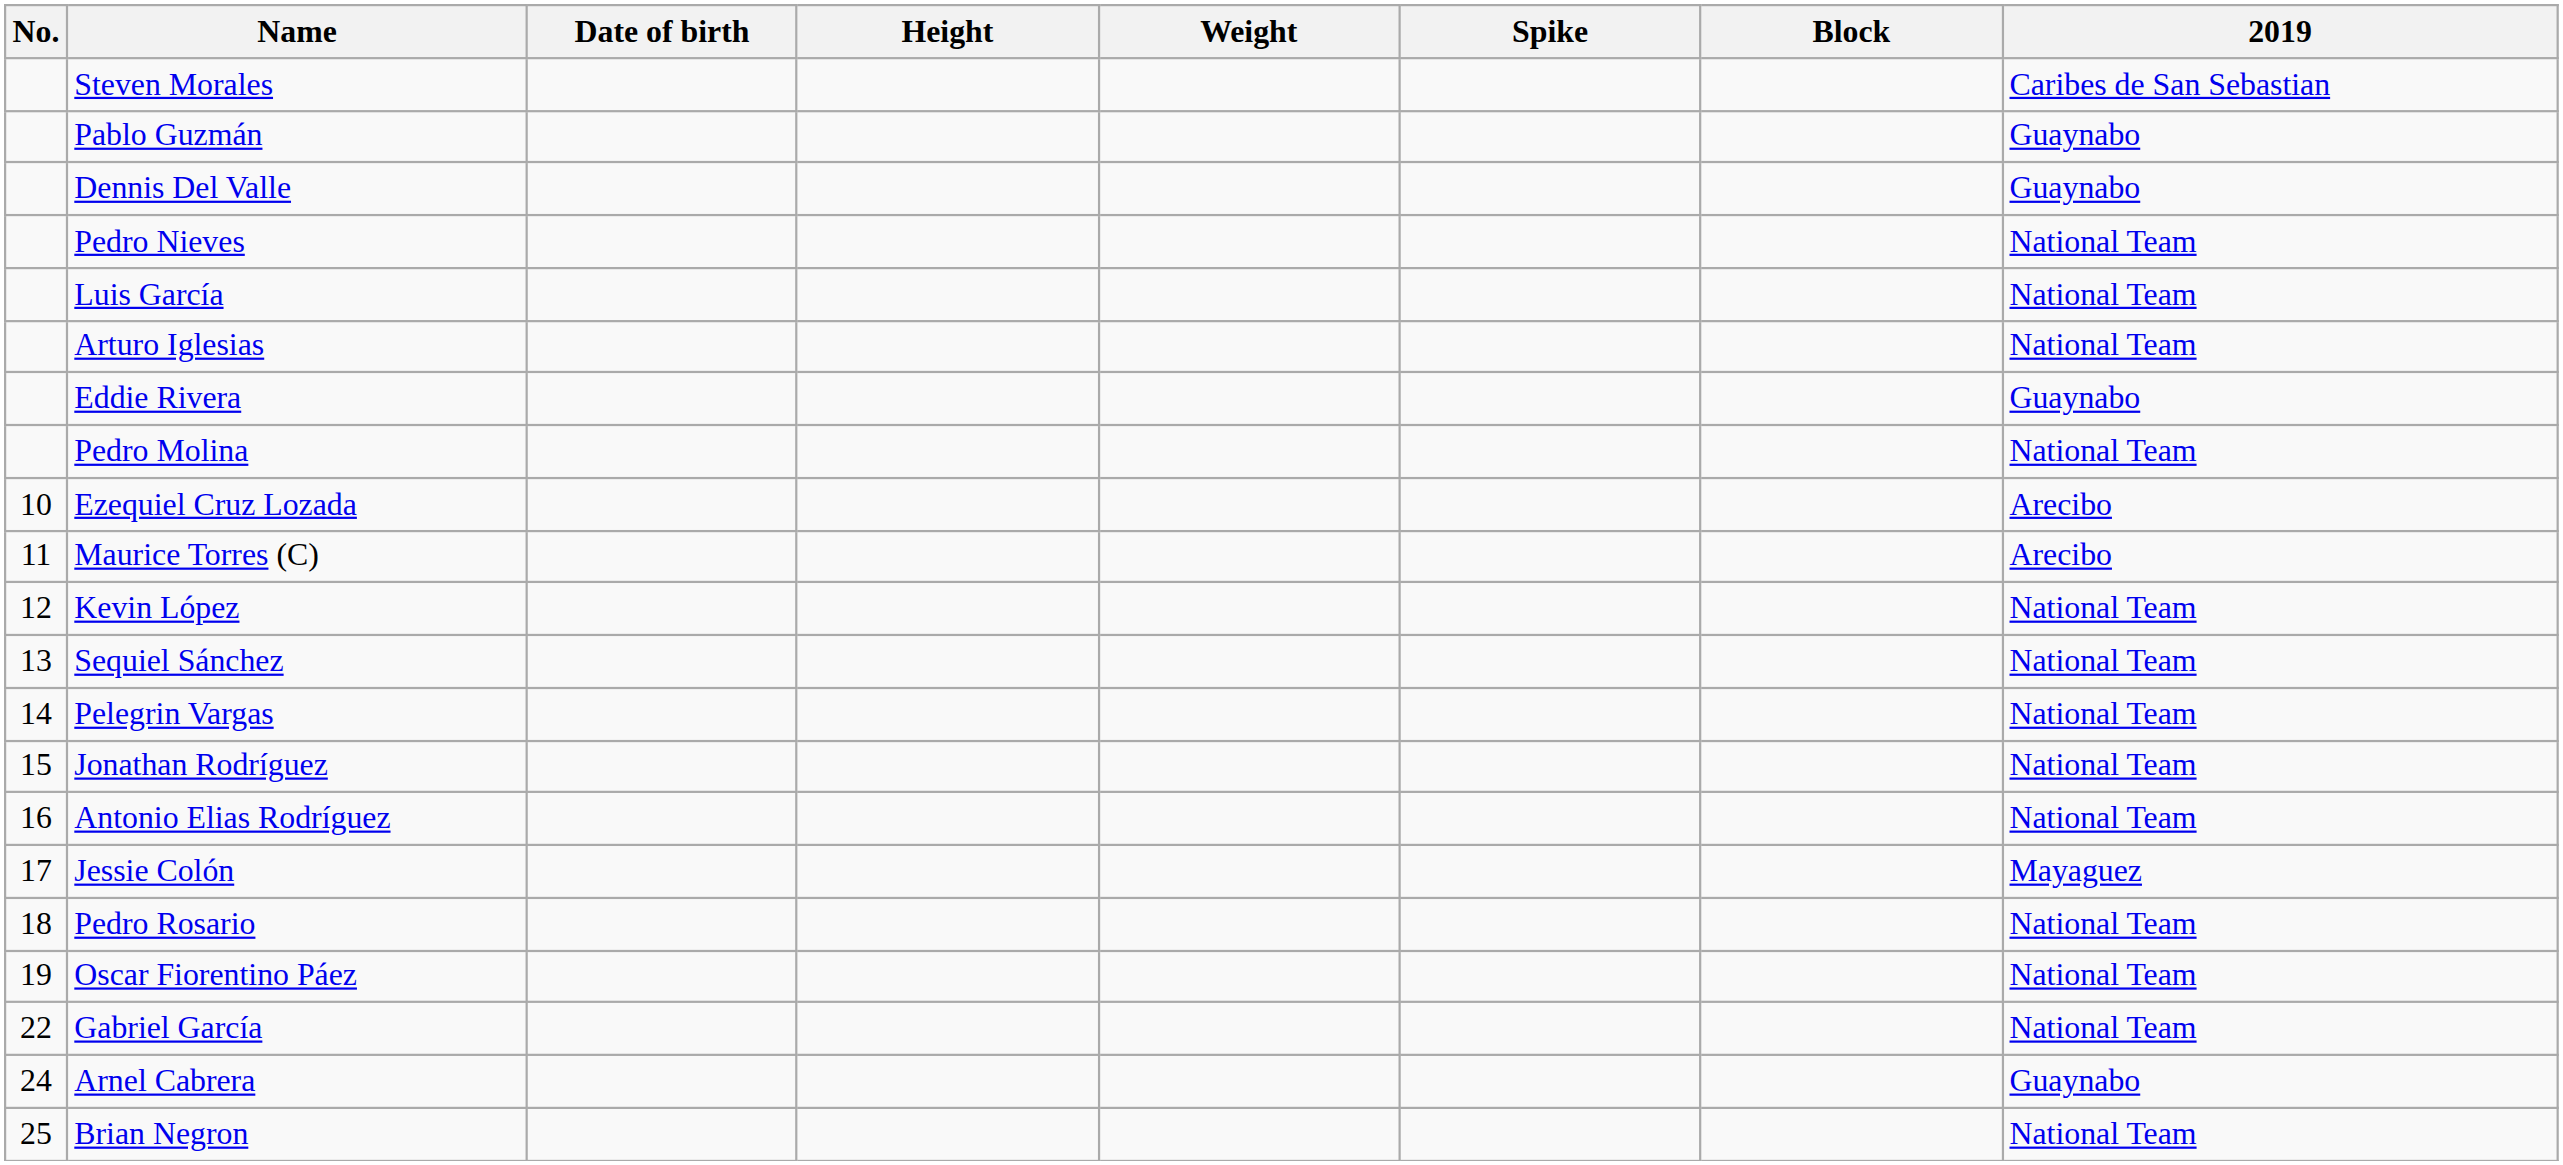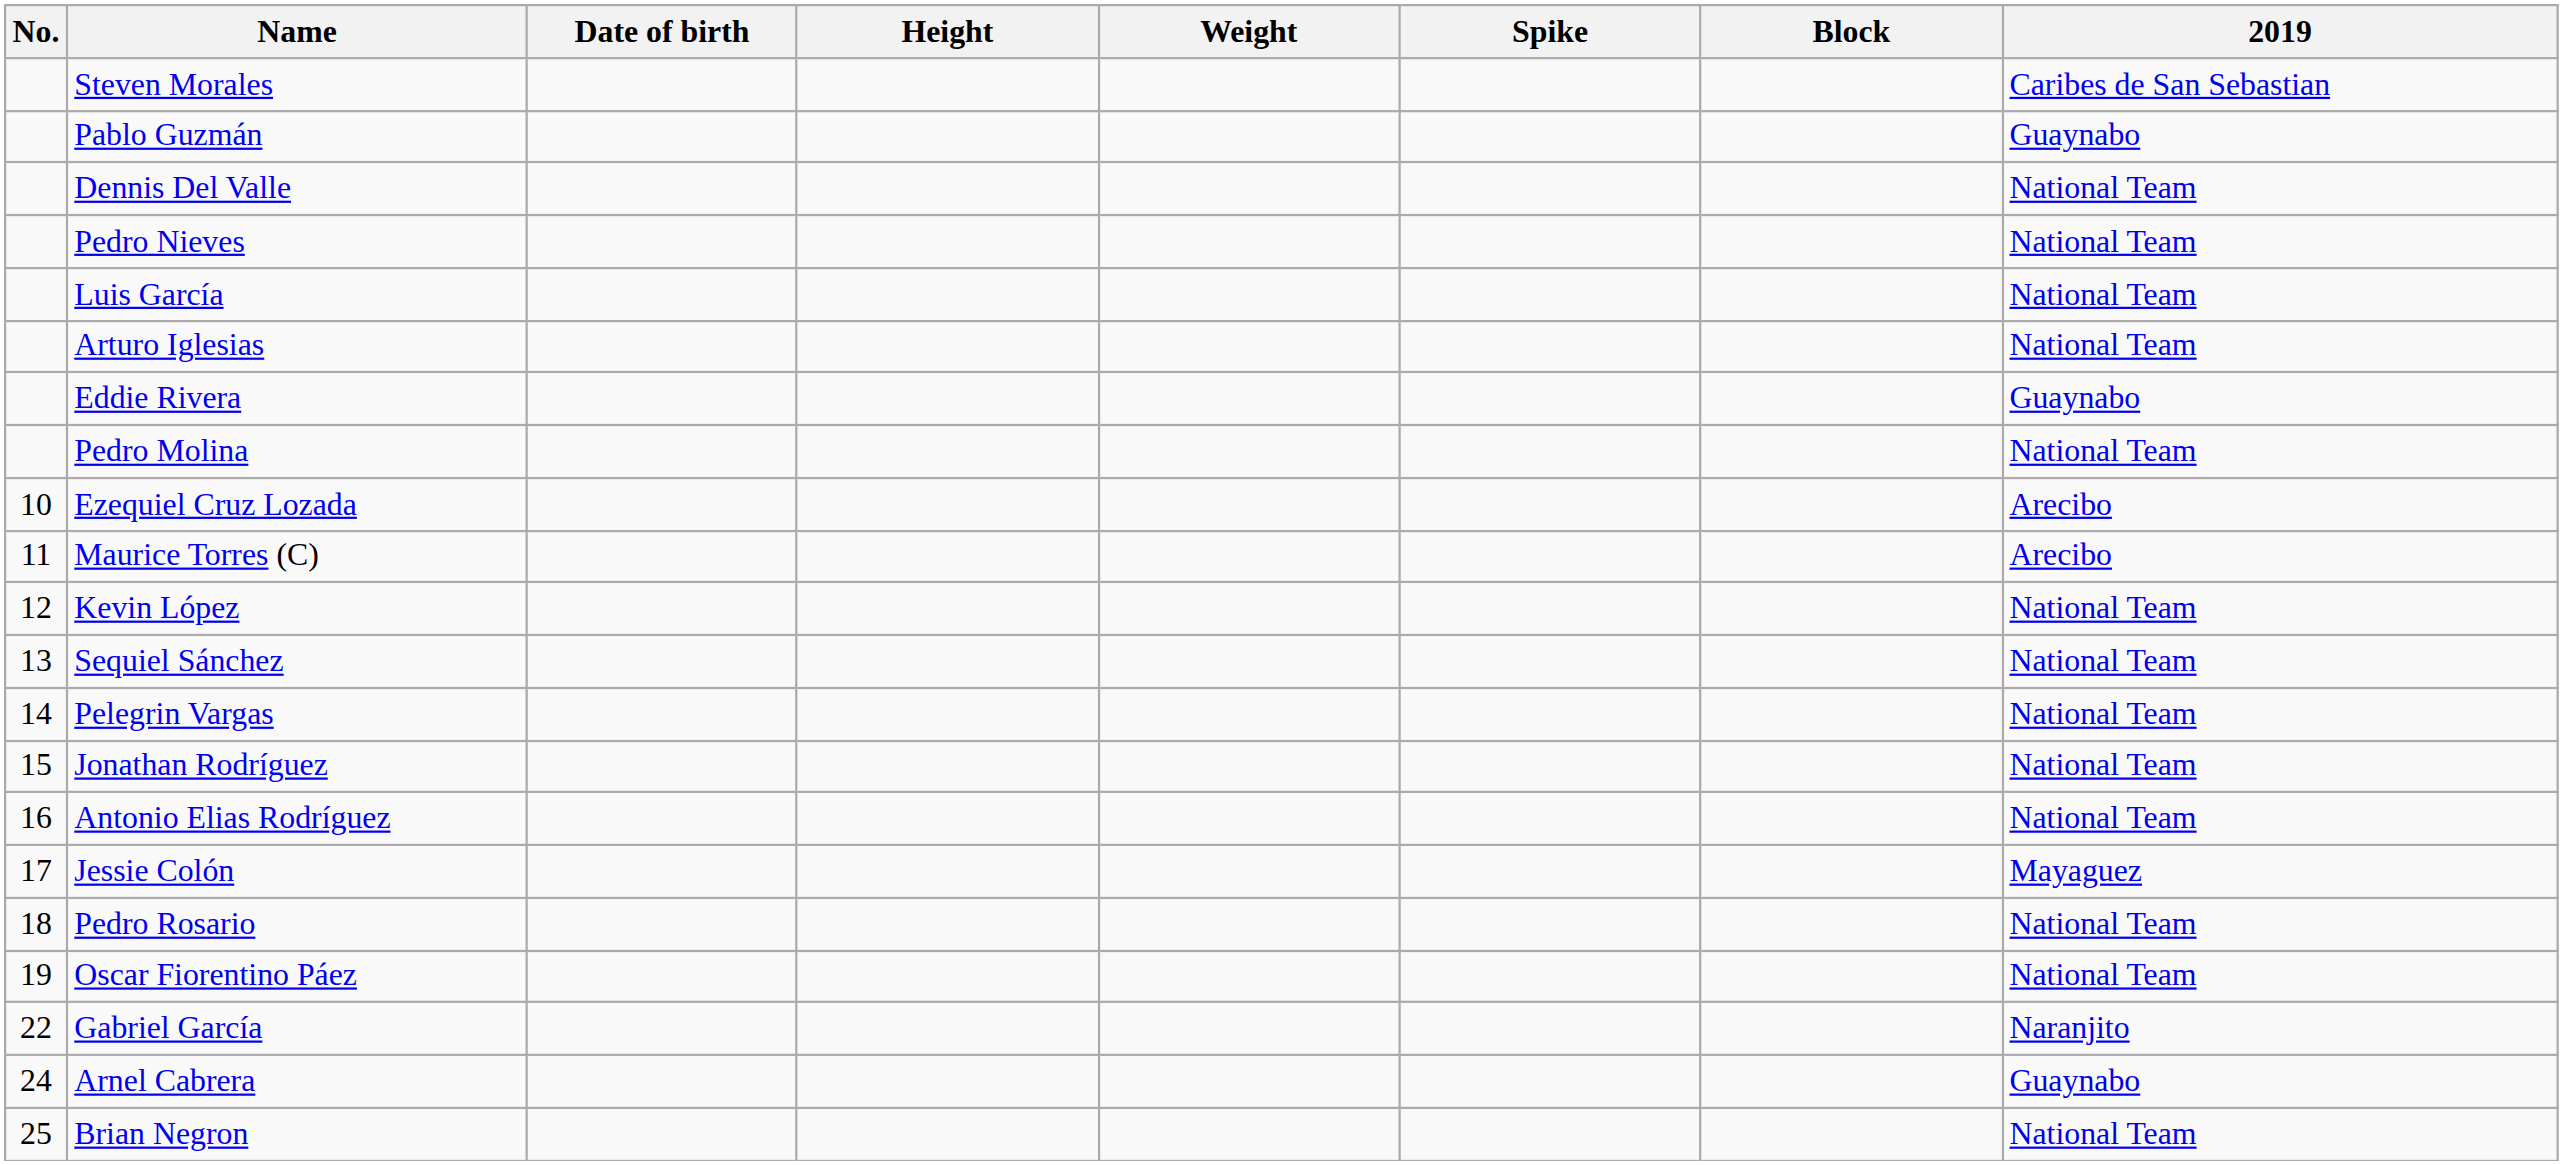(2075, 188) Guaynabo -> (2103, 188) National Team
(2103, 1028) National Team -> (2070, 1028) Naranjito
